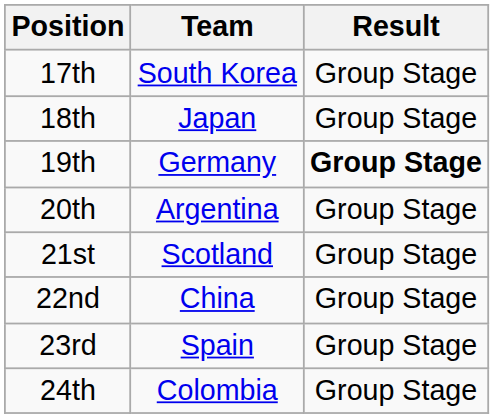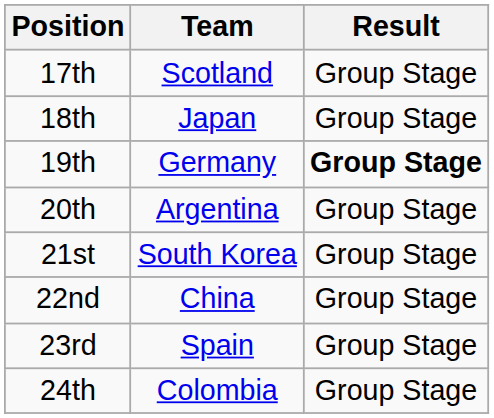(217, 72) South Korea -> (217, 72) Scotland
(217, 254) Scotland -> (217, 254) South Korea
